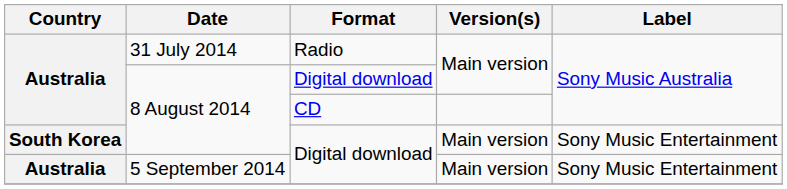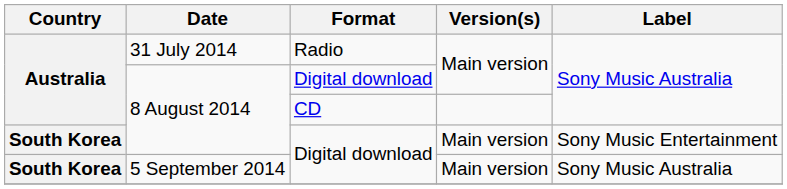(65, 169) Australia -> (65, 169) South Korea
(667, 169) Sony Music Entertainment -> (645, 169) Sony Music Australia
